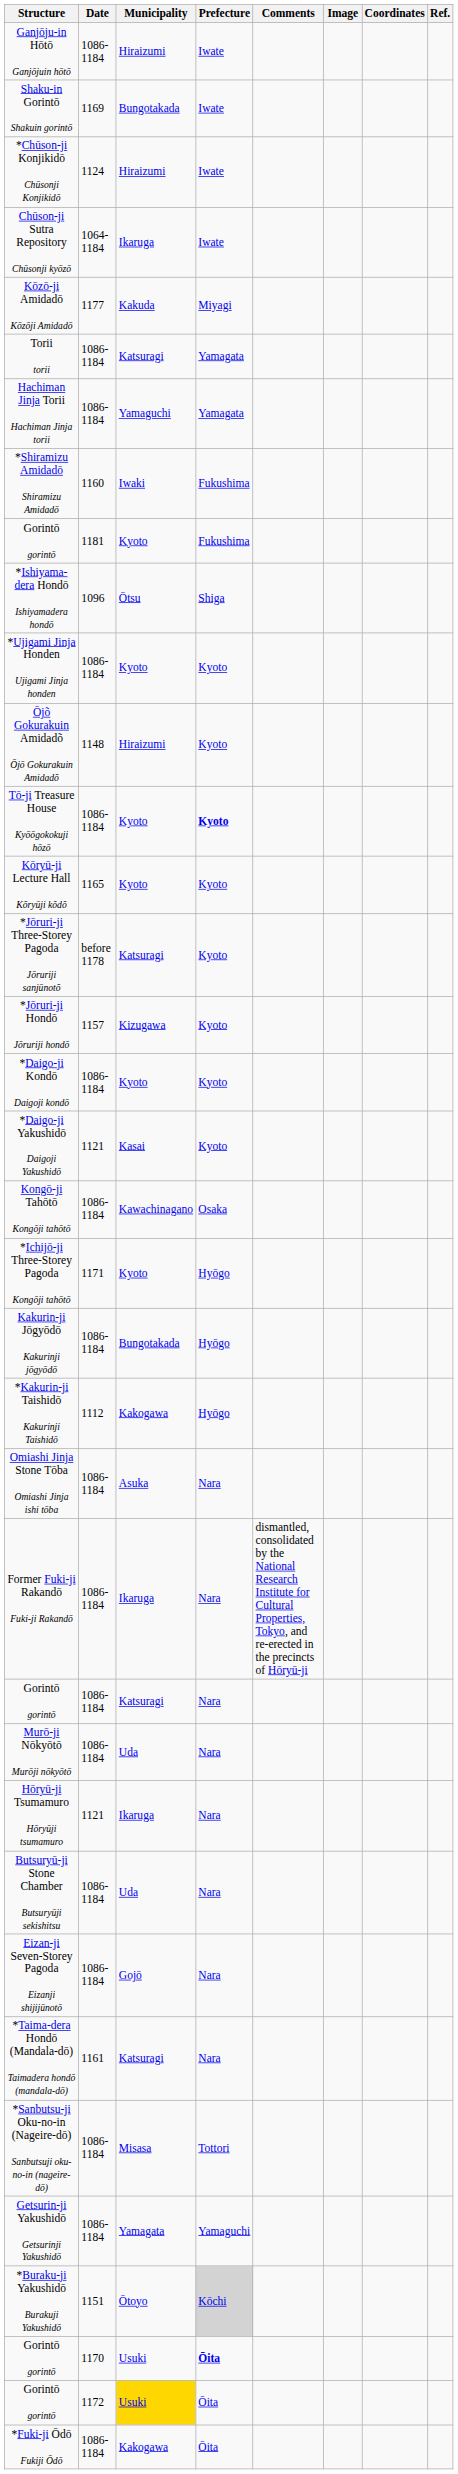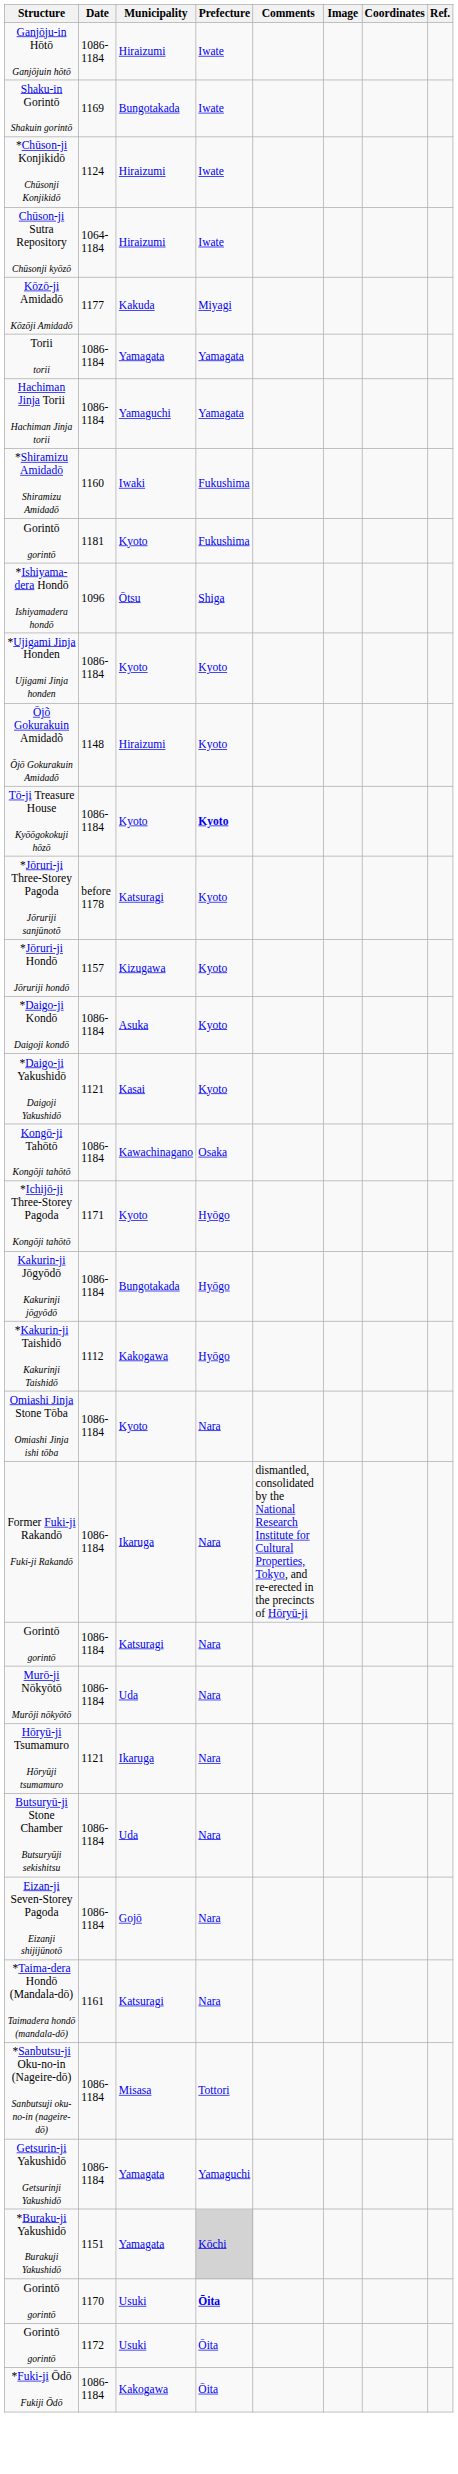(136, 242) Ikaruga -> (142, 242) Hiraizumi
(141, 356) Katsuragi -> (142, 356) Yamagata
- row: (42, 885)
(133, 1082) Kyoto -> (134, 1025) Asuka
(134, 1483) Asuka -> (133, 1426) Kyoto
(133, 2301) Ōtoyo -> (142, 2244) Yamagata
(133, 2402) gold background -> (133, 2345) no background
